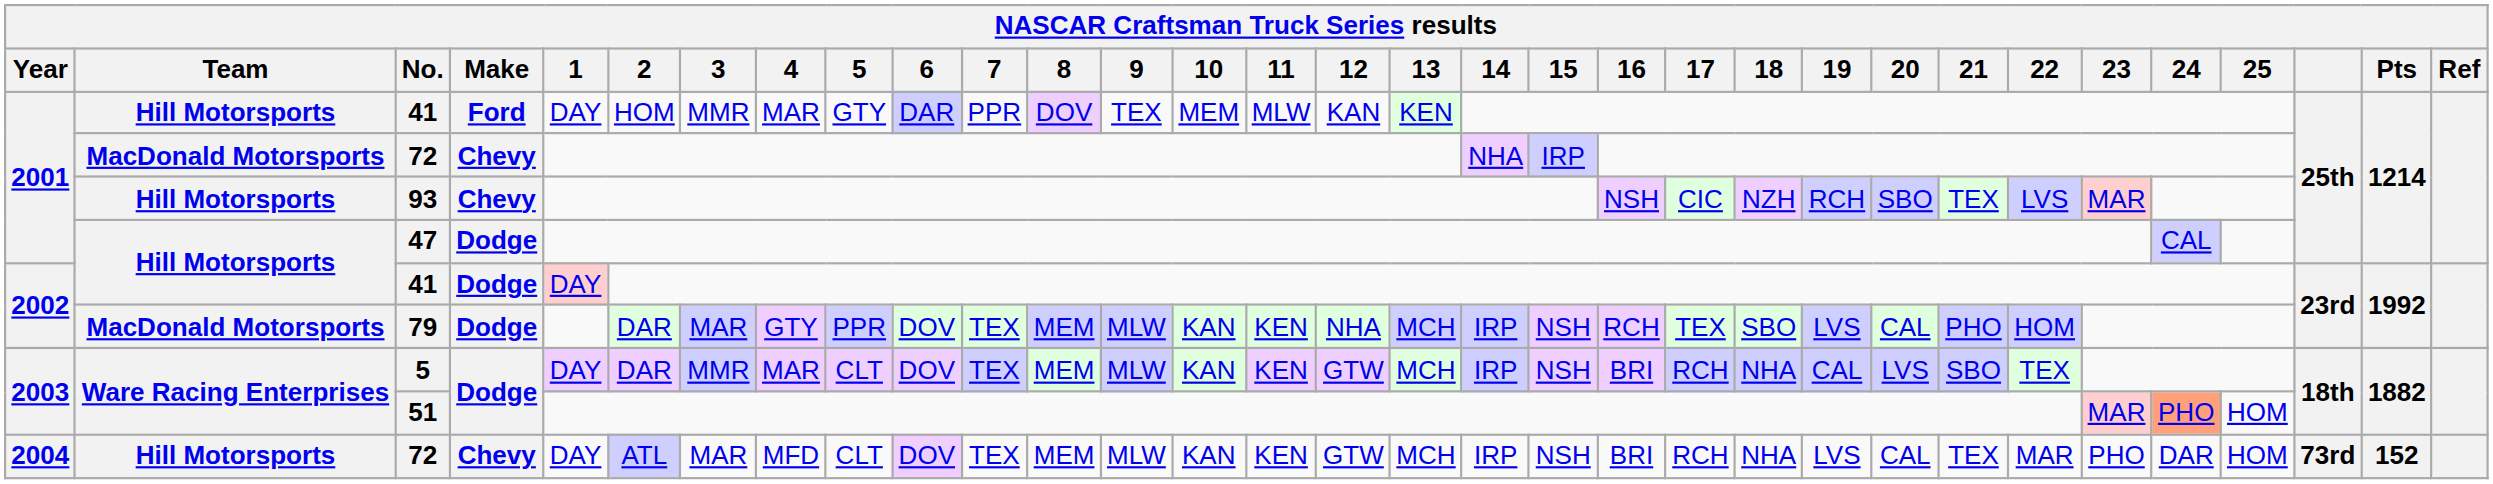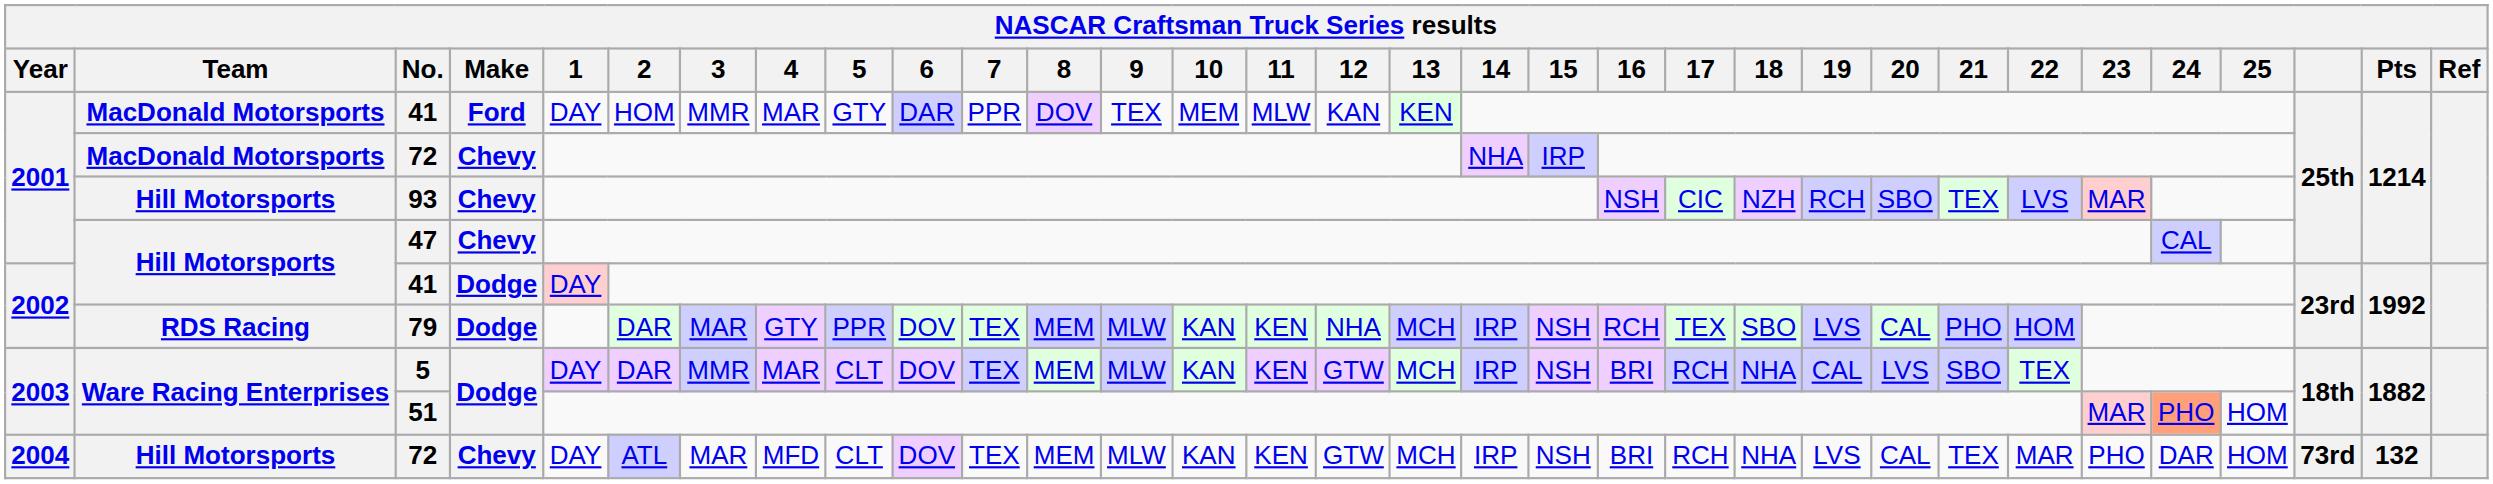(235, 112) Hill Motorsports -> (235, 112) MacDonald Motorsports
(497, 241) Dodge -> (497, 241) Chevy
(235, 327) MacDonald Motorsports -> (235, 327) RDS Racing
(2397, 456) 152 -> (2397, 456) 132
